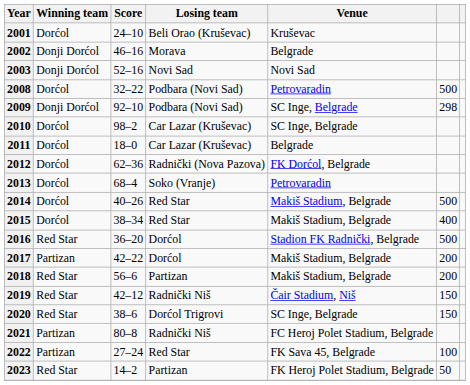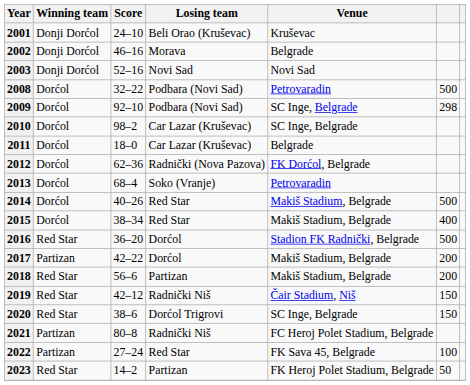(53, 32) Dorćol -> (68, 32) Donji Dorćol
(68, 107) Donji Dorćol -> (53, 107) Dorćol
